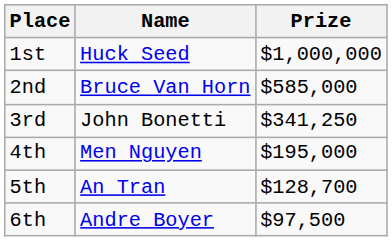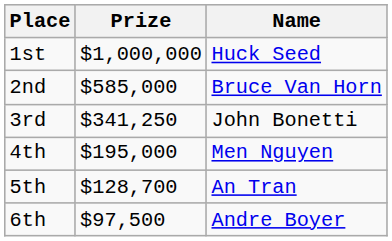columns swapped: (165, 21) <-> (321, 21)
